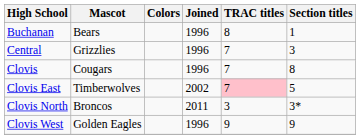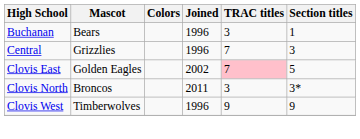(227, 32) 8 -> (227, 32) 3
- row: (22, 69)
(107, 87) Timberwolves -> (107, 69) Golden Eagles
(107, 124) Golden Eagles -> (107, 106) Timberwolves
